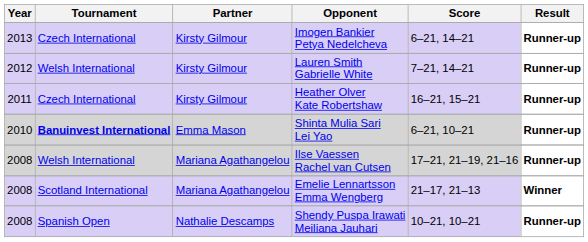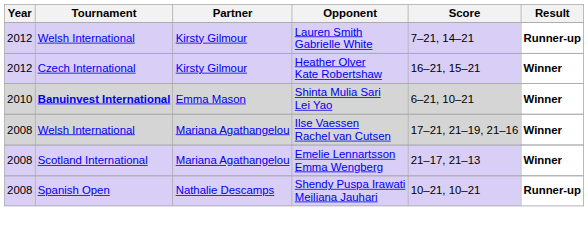- row: (341, 38)
(20, 99) 2011 -> (20, 69) 2012
(552, 99) Runner-up -> (543, 69) Winner
(552, 130) Runner-up -> (543, 99) Winner
(552, 161) Runner-up -> (543, 130) Winner
